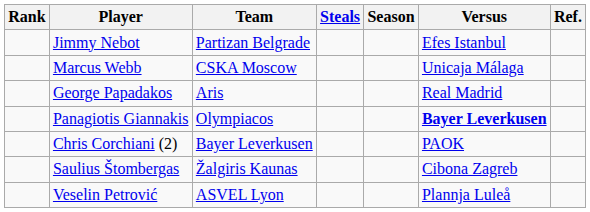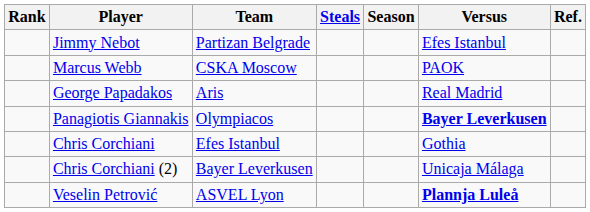(473, 67) Unicaja Málaga -> (443, 67) PAOK
+ row: (104, 144)
(443, 144) PAOK -> (473, 169) Unicaja Málaga
- row: (116, 169)
(466, 194) normal -> (470, 194) bold
